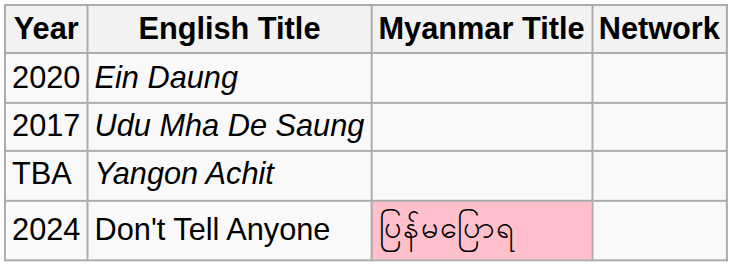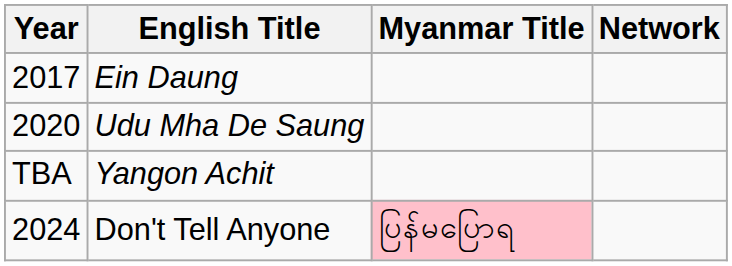(46, 77) 2020 -> (46, 77) 2017
(46, 126) 2017 -> (46, 126) 2020
